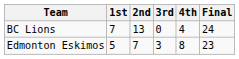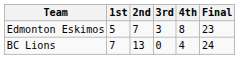rows swapped: (31, 29) <-> (56, 46)
